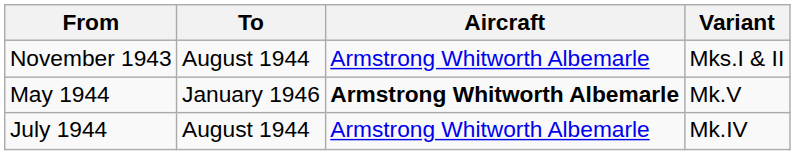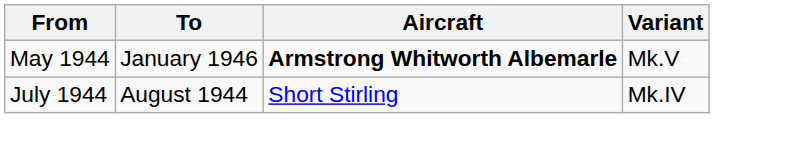- row: (91, 58)
(490, 130) Armstrong Whitworth Albemarle -> (333, 94) Short Stirling
